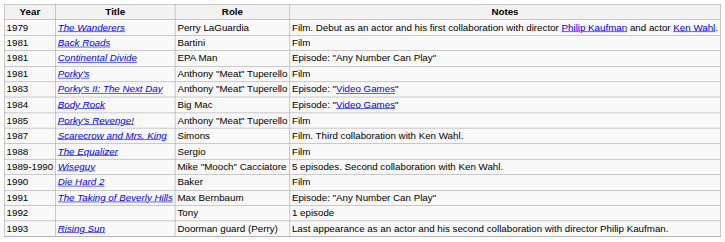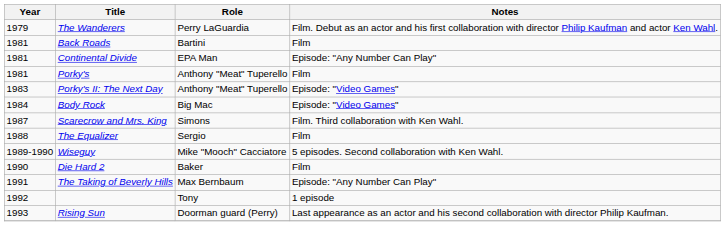- row: (17, 120)
